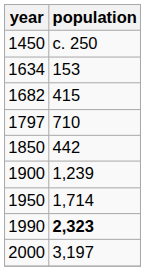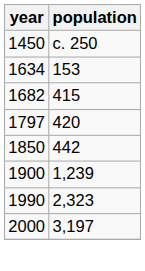(66, 122) 710 -> (66, 122) 420
- row: (27, 200)
(73, 226) bold -> (73, 200) normal
